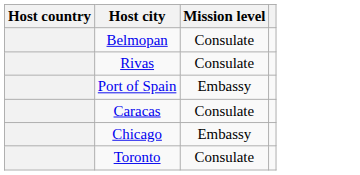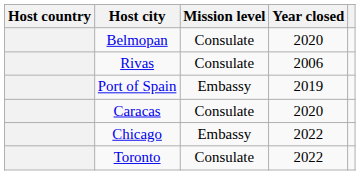+ column: (308, 16)
